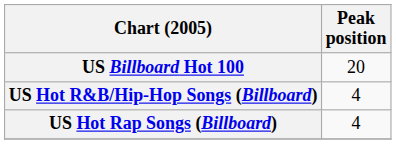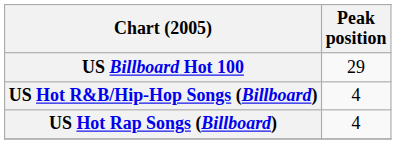(356, 67) 20 -> (356, 67) 29
